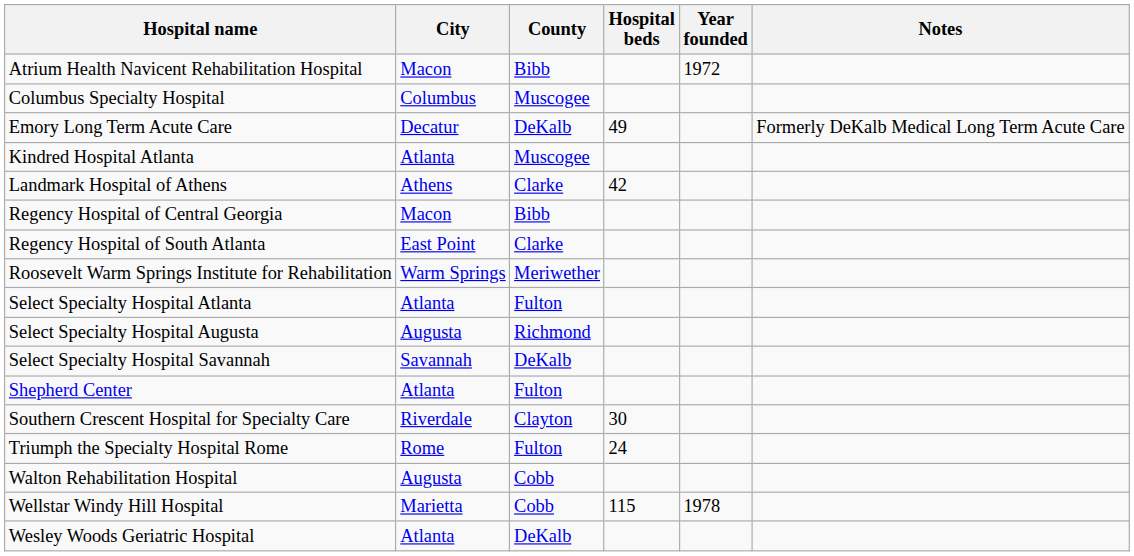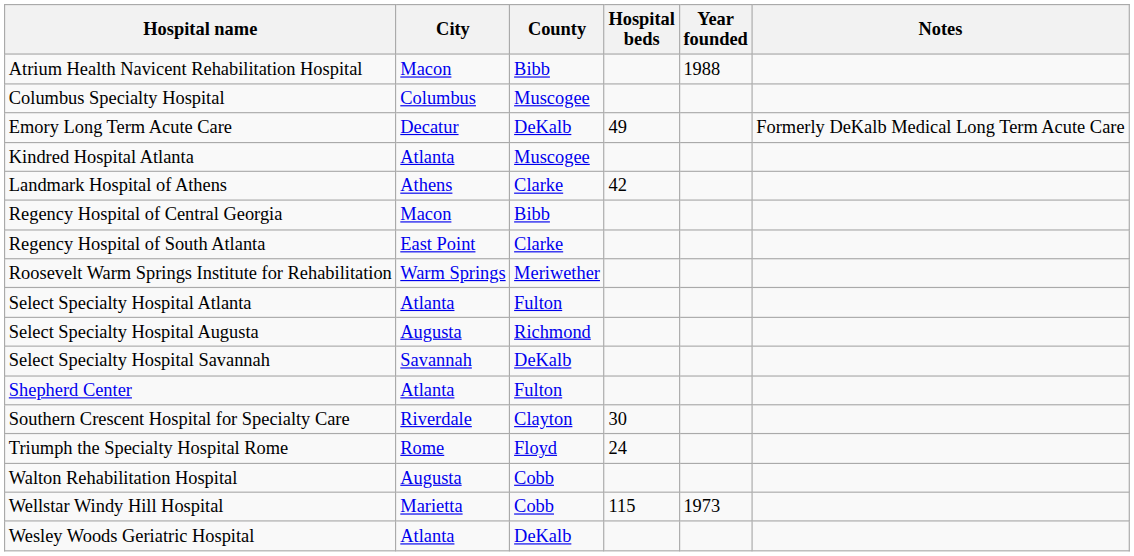(702, 68) 1972 -> (702, 68) 1988
(538, 448) Fulton -> (536, 448) Floyd
(702, 506) 1978 -> (702, 506) 1973
